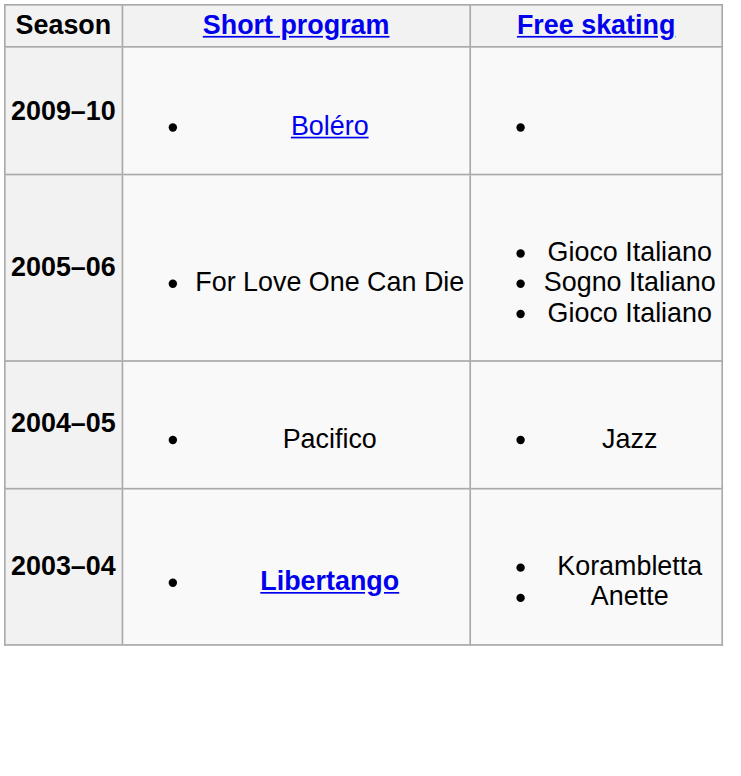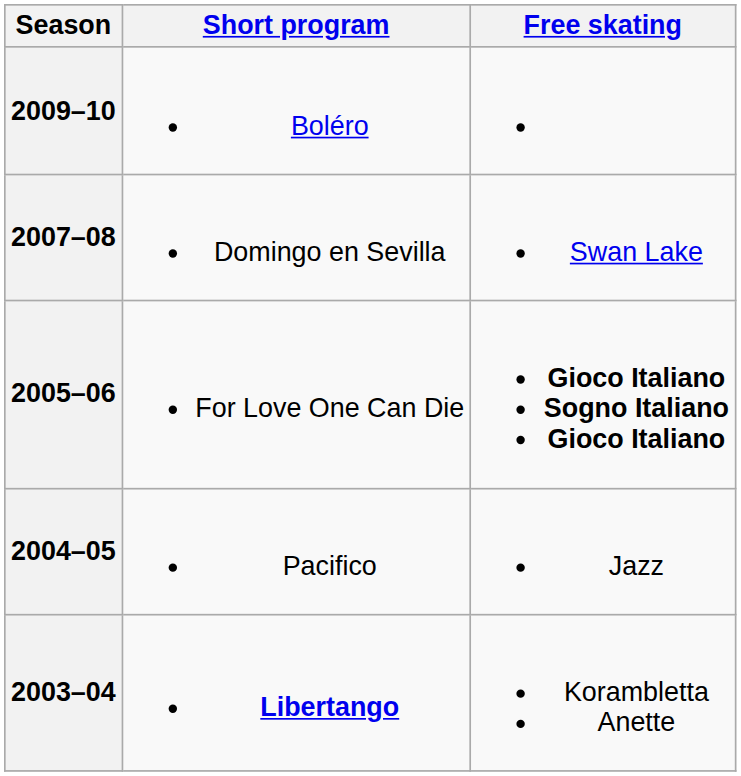+ row: (63, 237)
(596, 283) normal -> (603, 409) bold
